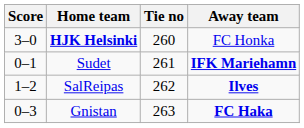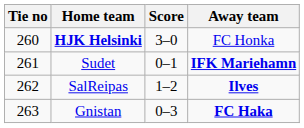columns swapped: (164, 16) <-> (26, 16)
